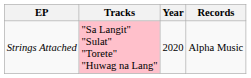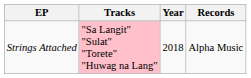(173, 47) 2020 -> (173, 47) 2018
